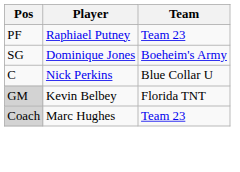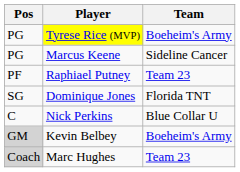+ row: (93, 34)
+ row: (83, 55)
(184, 55) Boeheim's Army -> (178, 95) Florida TNT
(174, 95) Florida TNT -> (189, 136) Boeheim's Army
